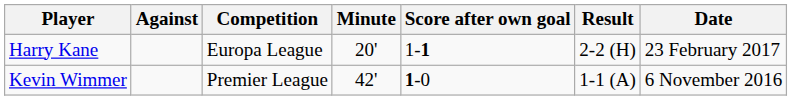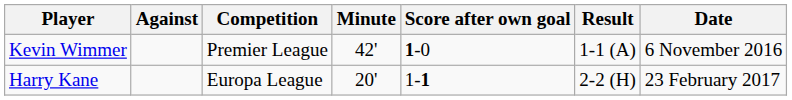rows swapped: (68, 79) <-> (54, 49)
